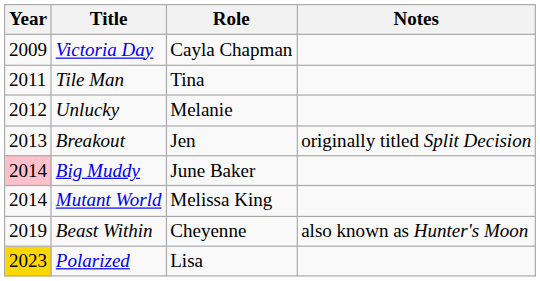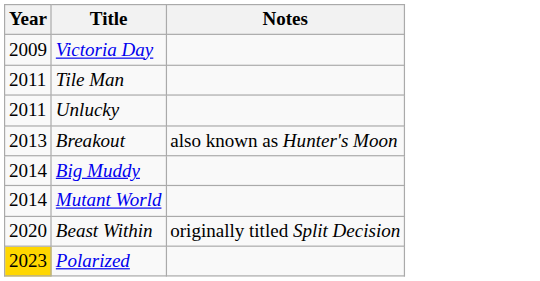- column: (231, 19)
(28, 110) 2012 -> (28, 110) 2011
(416, 140) originally titled Split Decision -> (284, 140) also known as Hunter's Moon
(28, 170) pink background -> (28, 170) no background
(28, 230) 2019 -> (28, 230) 2020
(415, 230) also known as Hunter's Moon -> (285, 230) originally titled Split Decision
